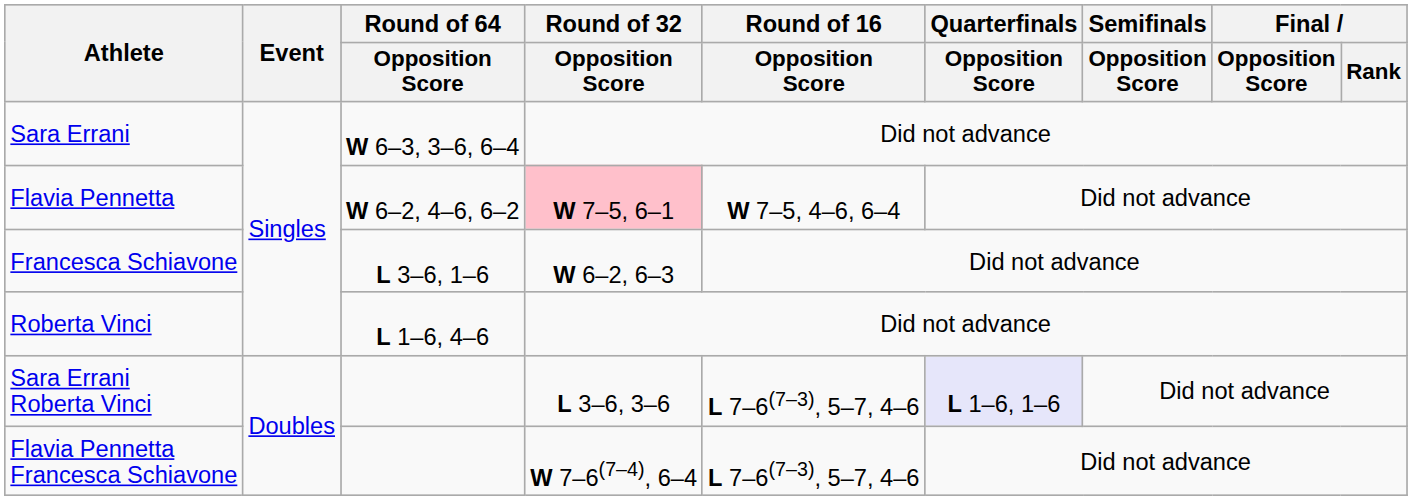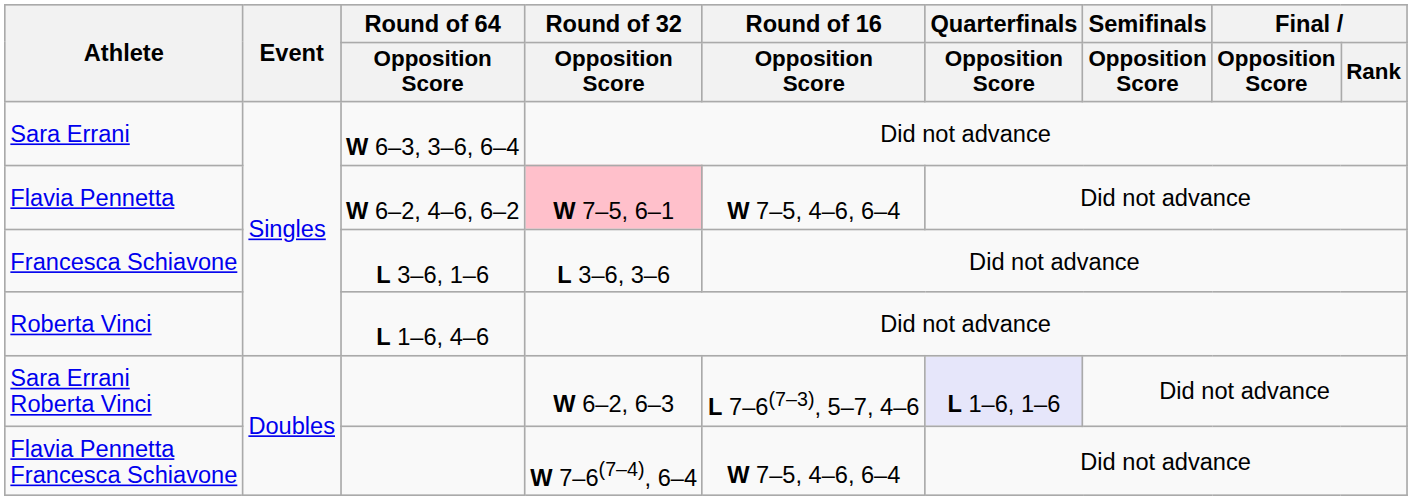(614, 274) W 6–2, 6–3 -> (614, 274) L 3–6, 3–6
(614, 405) L 3–6, 3–6 -> (614, 405) W 6–2, 6–3
(814, 474) L 7–6(7–3), 5–7, 4–6 -> (814, 474) W 7–5, 4–6, 6–4
